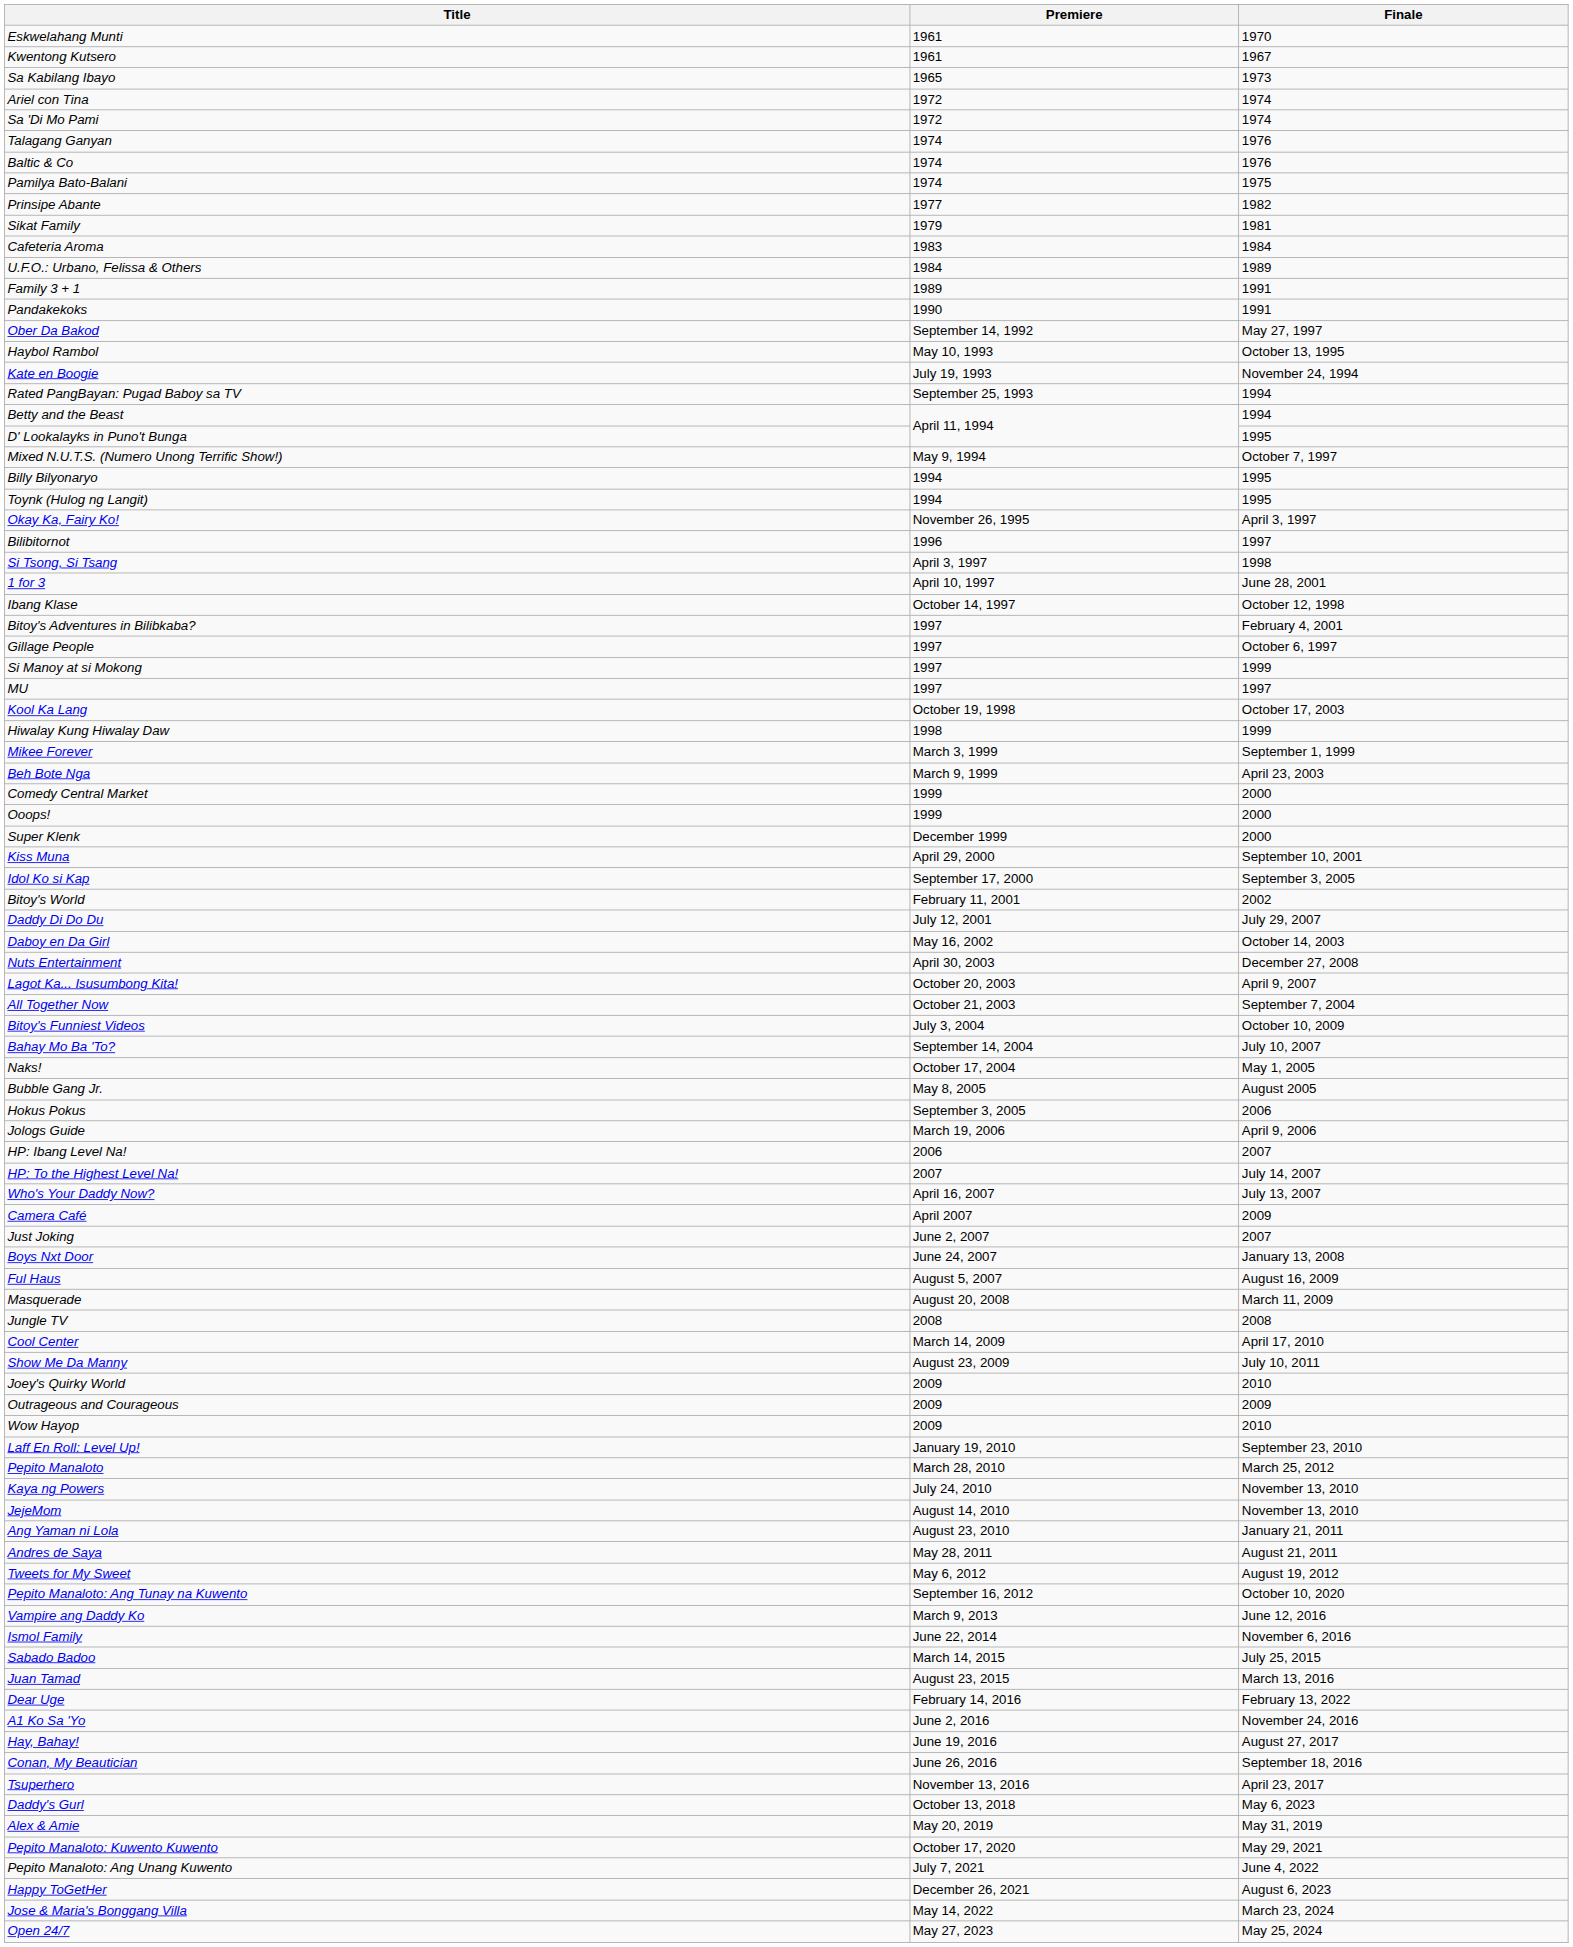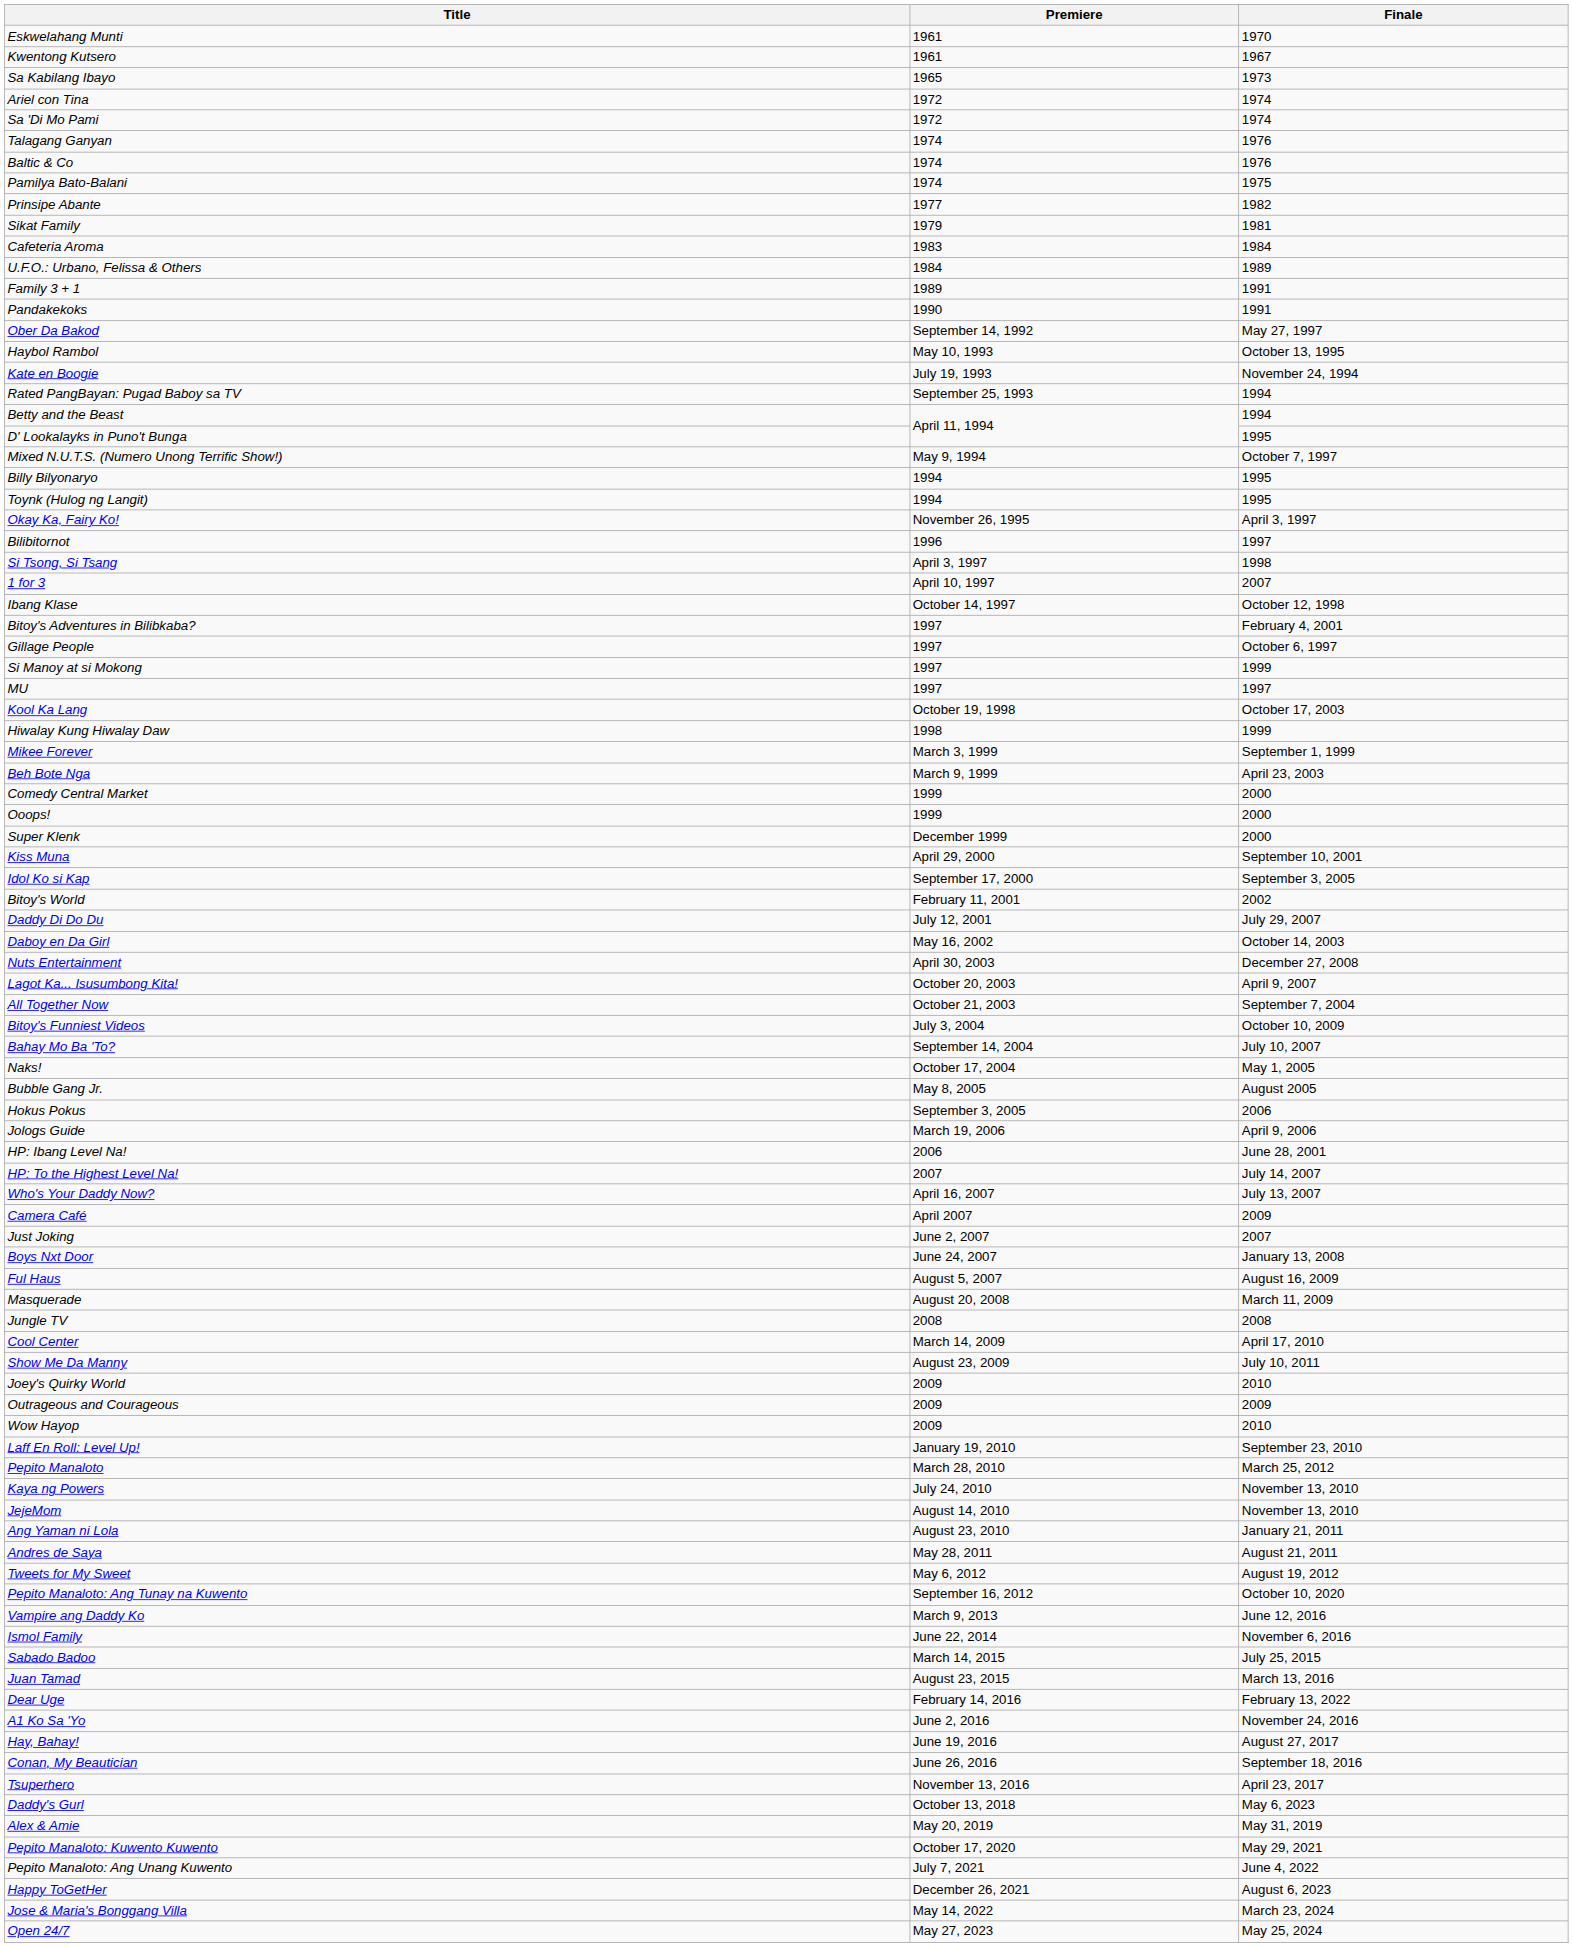(1284, 583) June 28, 2001 -> (1257, 583) 2007
(1257, 1152) 2007 -> (1284, 1152) June 28, 2001
